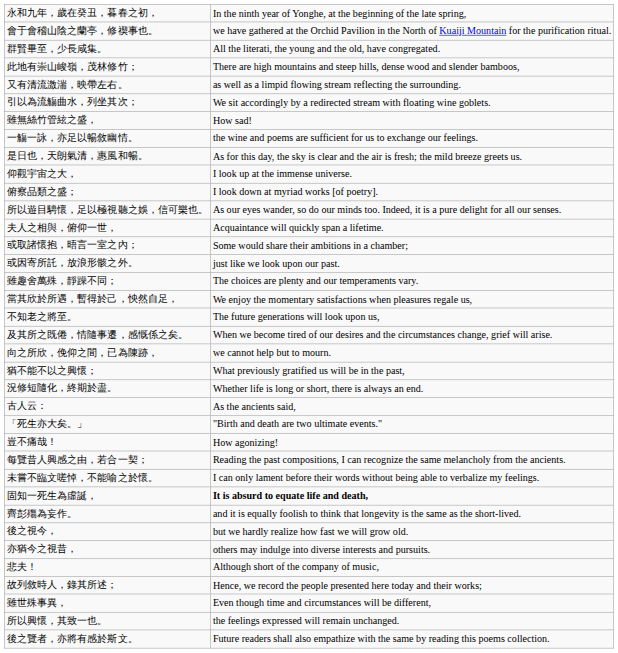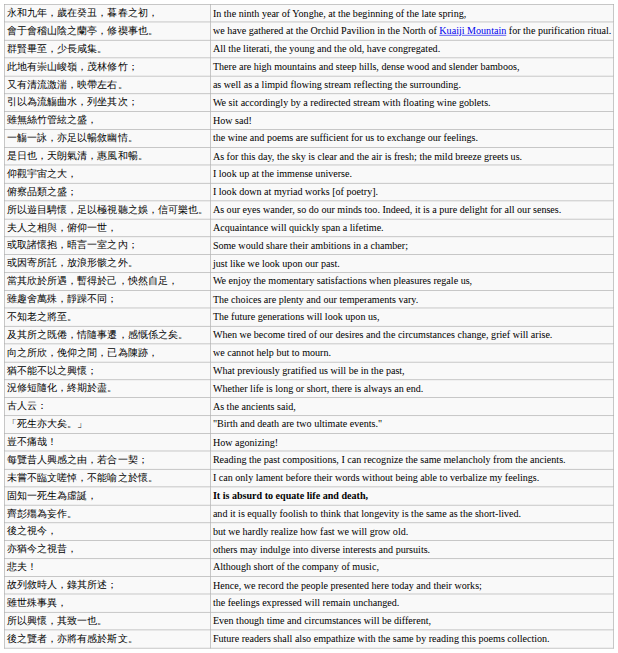rows swapped: (62, 281) <-> (92, 299)
(322, 603) Even though time and circumstances will be different, -> (306, 603) the feelings expressed will remain unchanged.
(306, 621) the feelings expressed will remain unchanged. -> (322, 621) Even though time and circumstances will be different,
